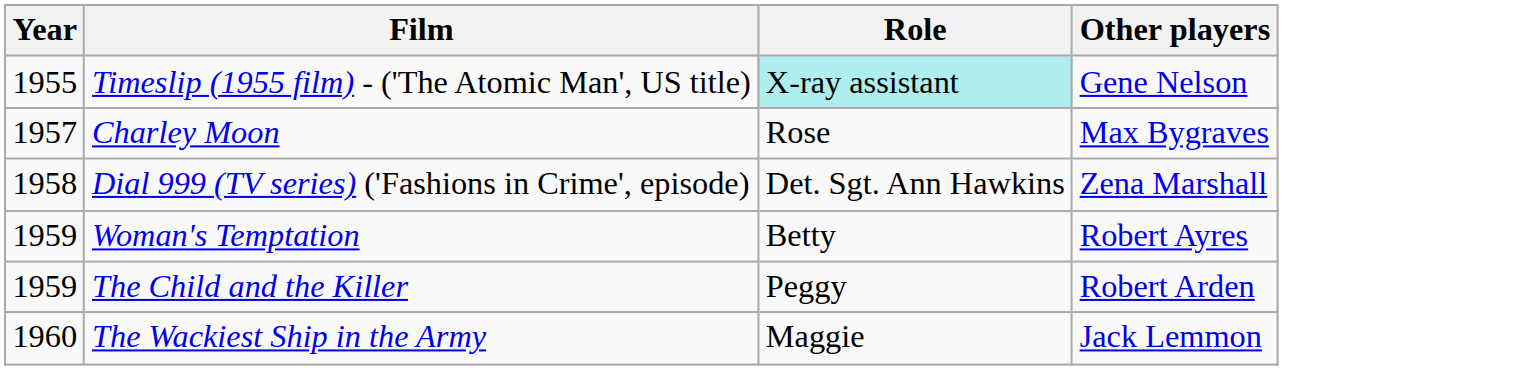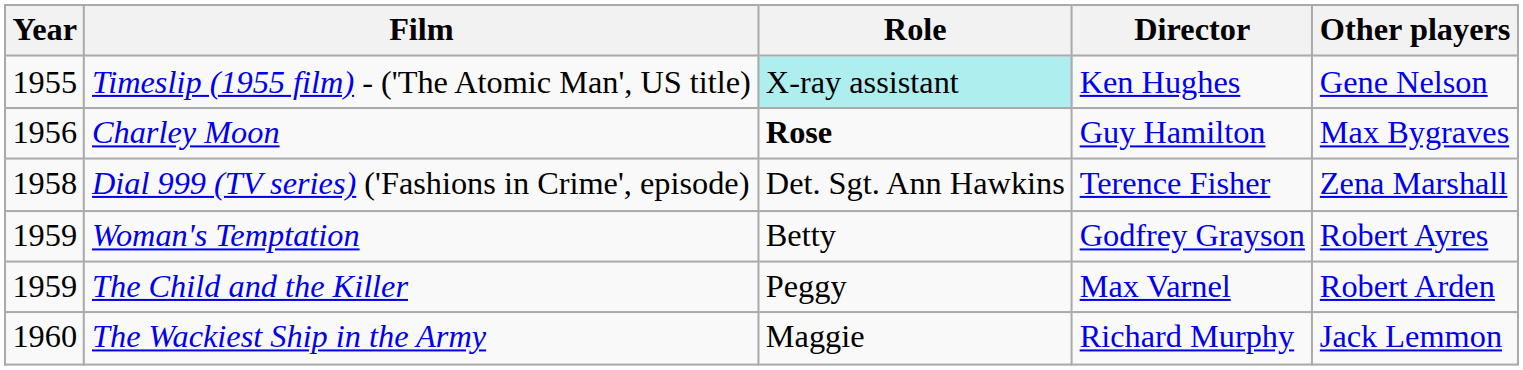+ column: (1192, 30)
(45, 132) 1957 -> (45, 132) 1956
(798, 132) normal -> (799, 132) bold
